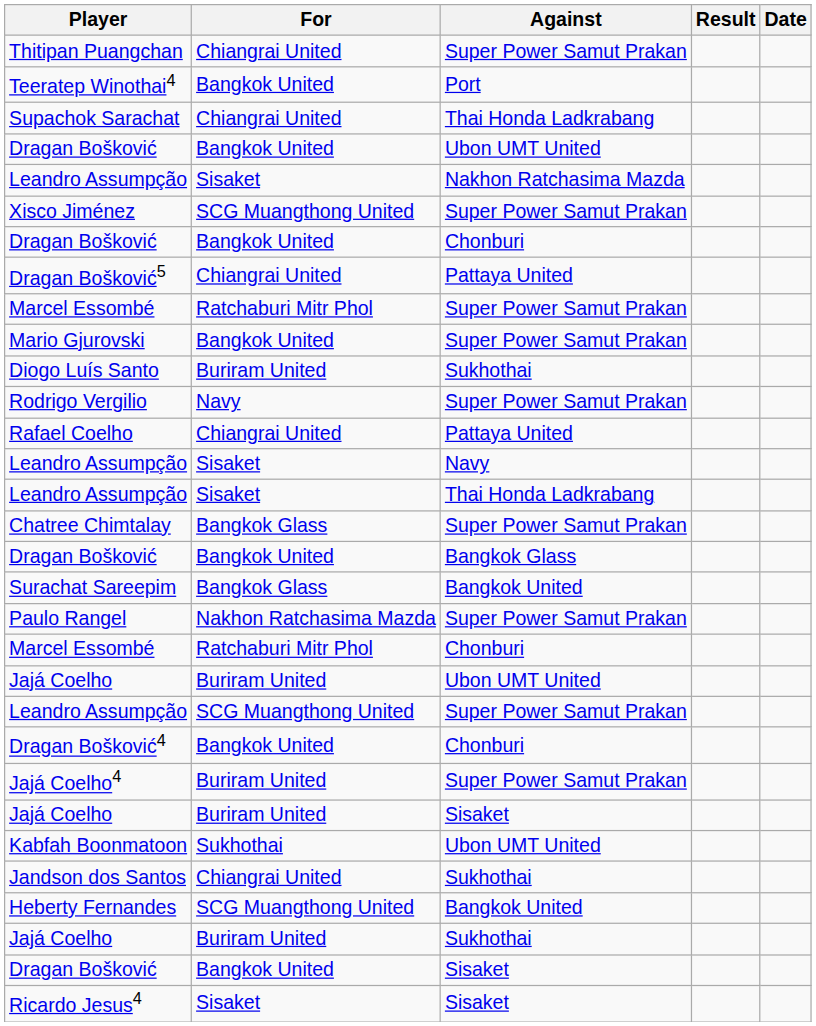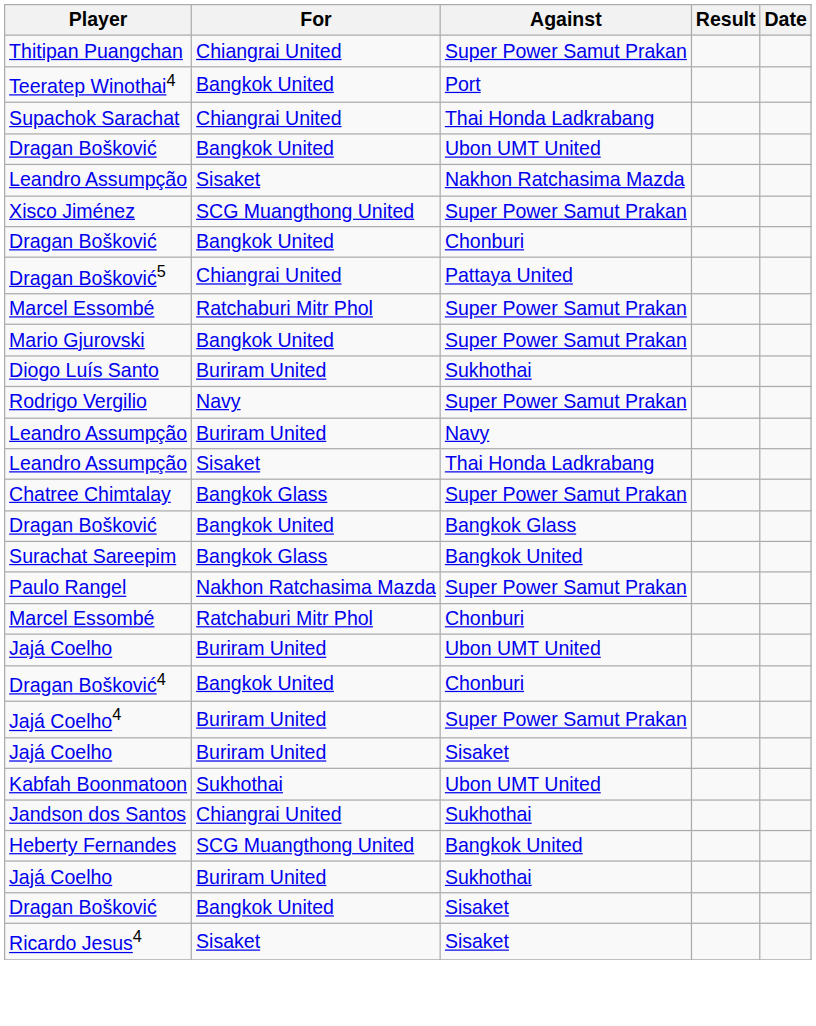- row: (71, 432)
(228, 463) Sisaket -> (261, 432) Buriram United
- row: (98, 711)
